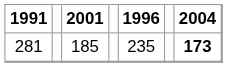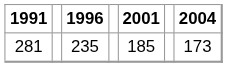columns swapped: (141, 18) <-> (85, 18)
(197, 47) bold -> (197, 47) normal
